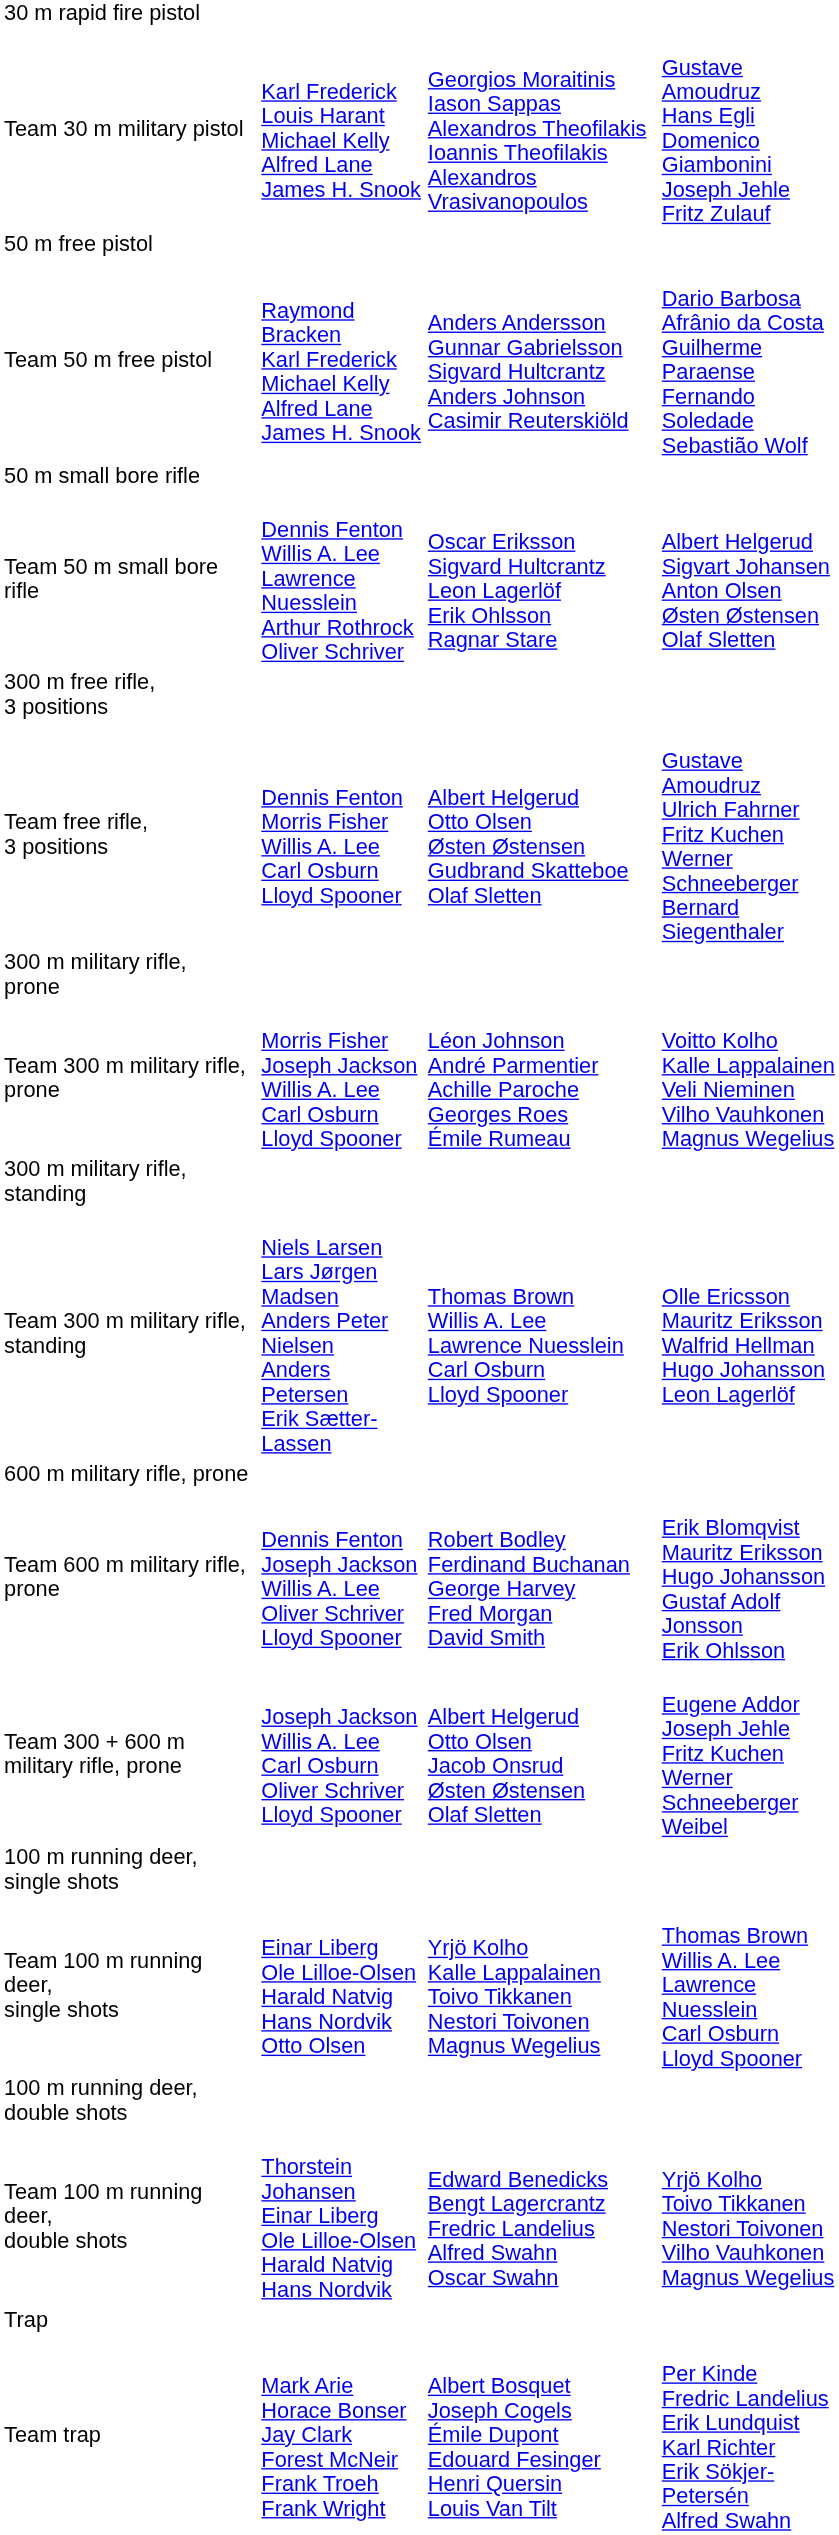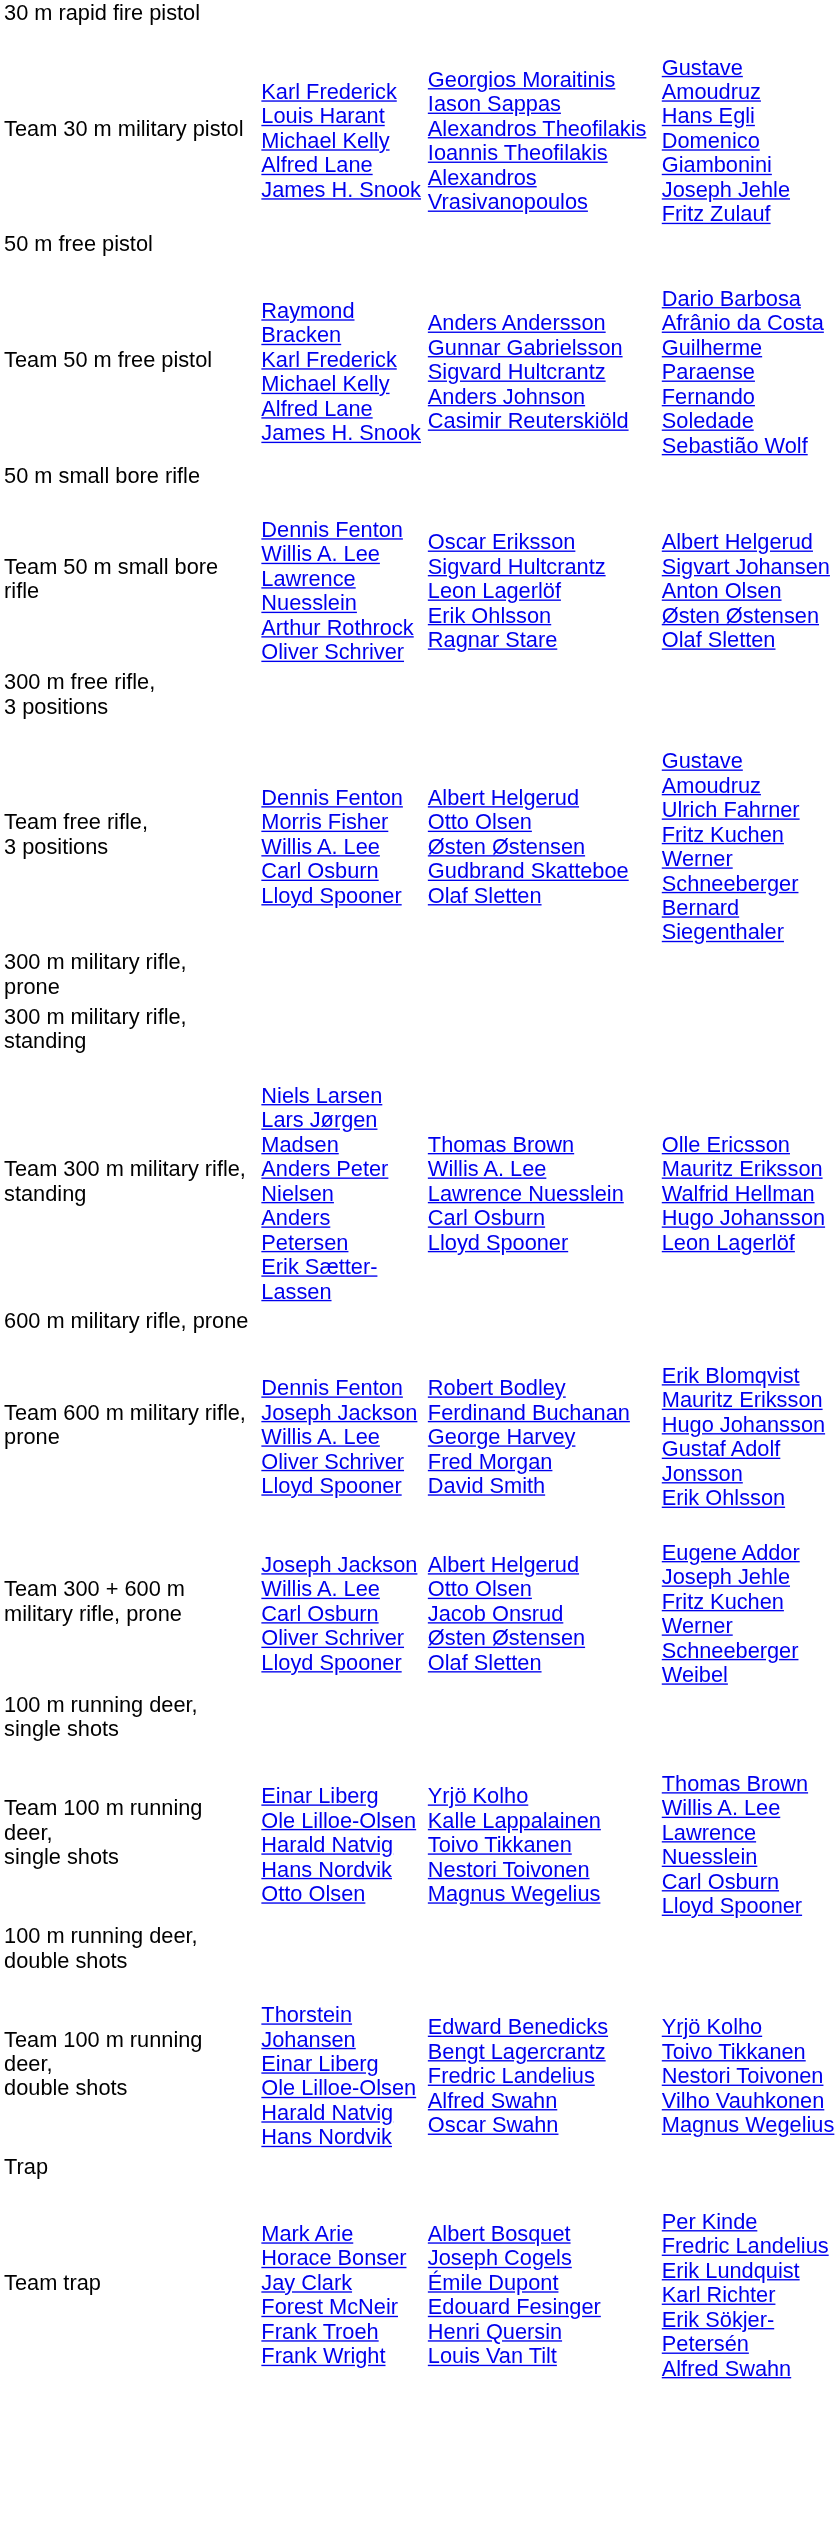- row: (125, 1078)
